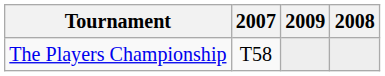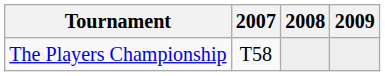columns swapped: (355, 21) <-> (305, 21)
